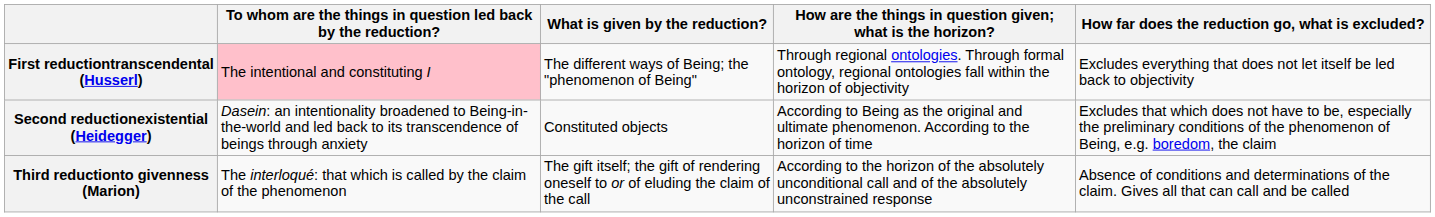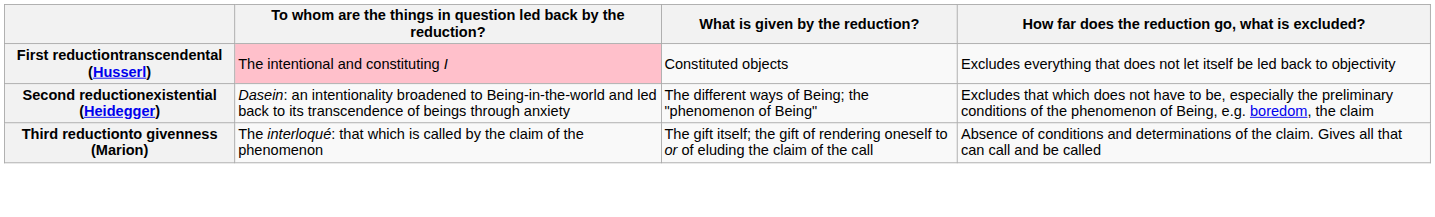- column: (925, 24)
(646, 71) The different ways of Being; the "phenomenon of Being" -> (726, 63) Constituted objects
(606, 127) Constituted objects -> (767, 103) The different ways of Being; the "phenomenon of Being"
